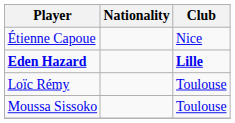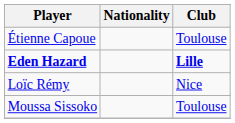(189, 38) Nice -> (201, 38) Toulouse
(201, 84) Toulouse -> (189, 84) Nice
